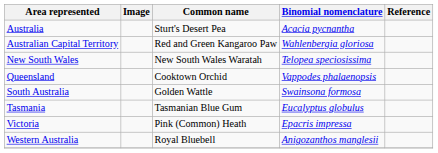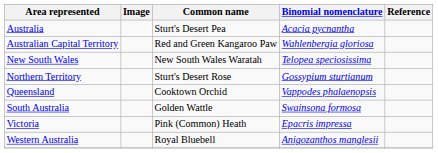+ row: (44, 76)
- row: (26, 108)
